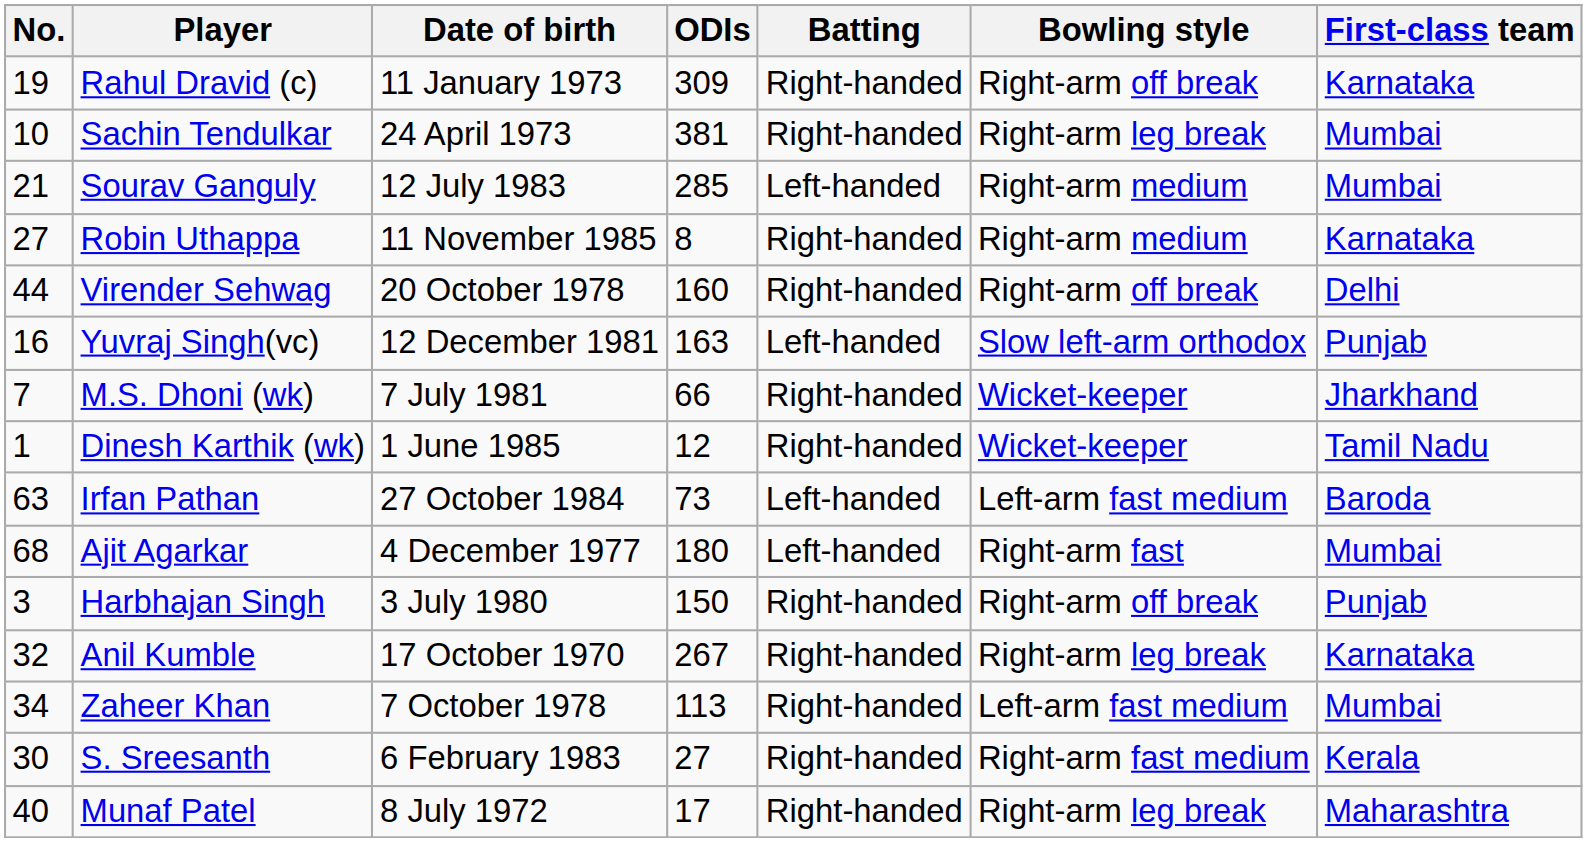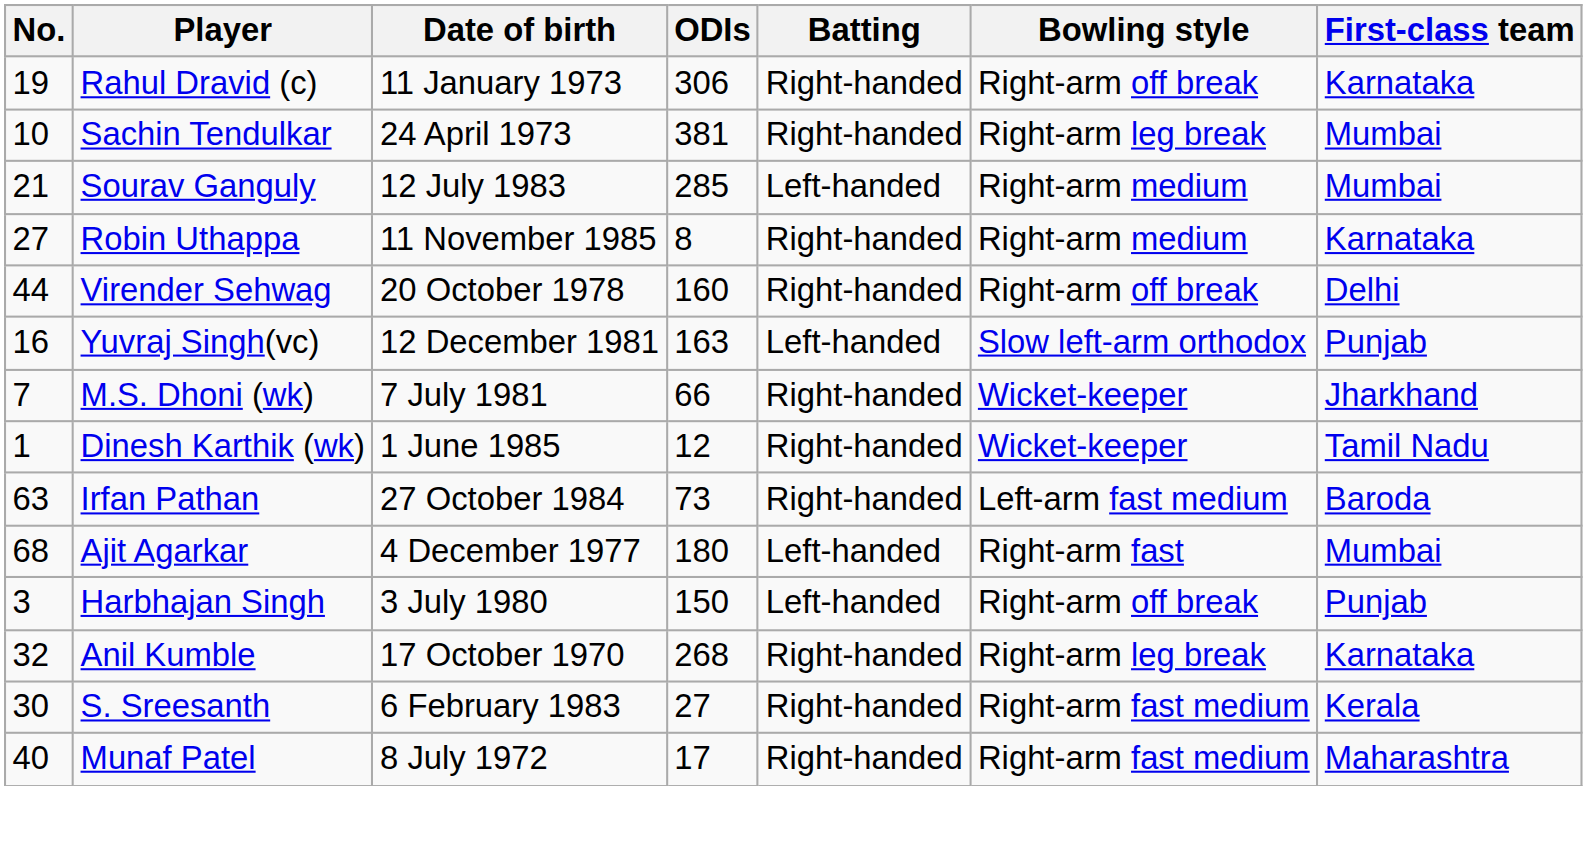(702, 82) 309 -> (702, 82) 306
(853, 498) Left-handed -> (864, 498) Right-handed
(864, 602) Right-handed -> (853, 602) Left-handed
(702, 654) 267 -> (702, 654) 268
- row: (175, 706)
(1122, 810) Right-arm leg break -> (1144, 758) Right-arm fast medium
